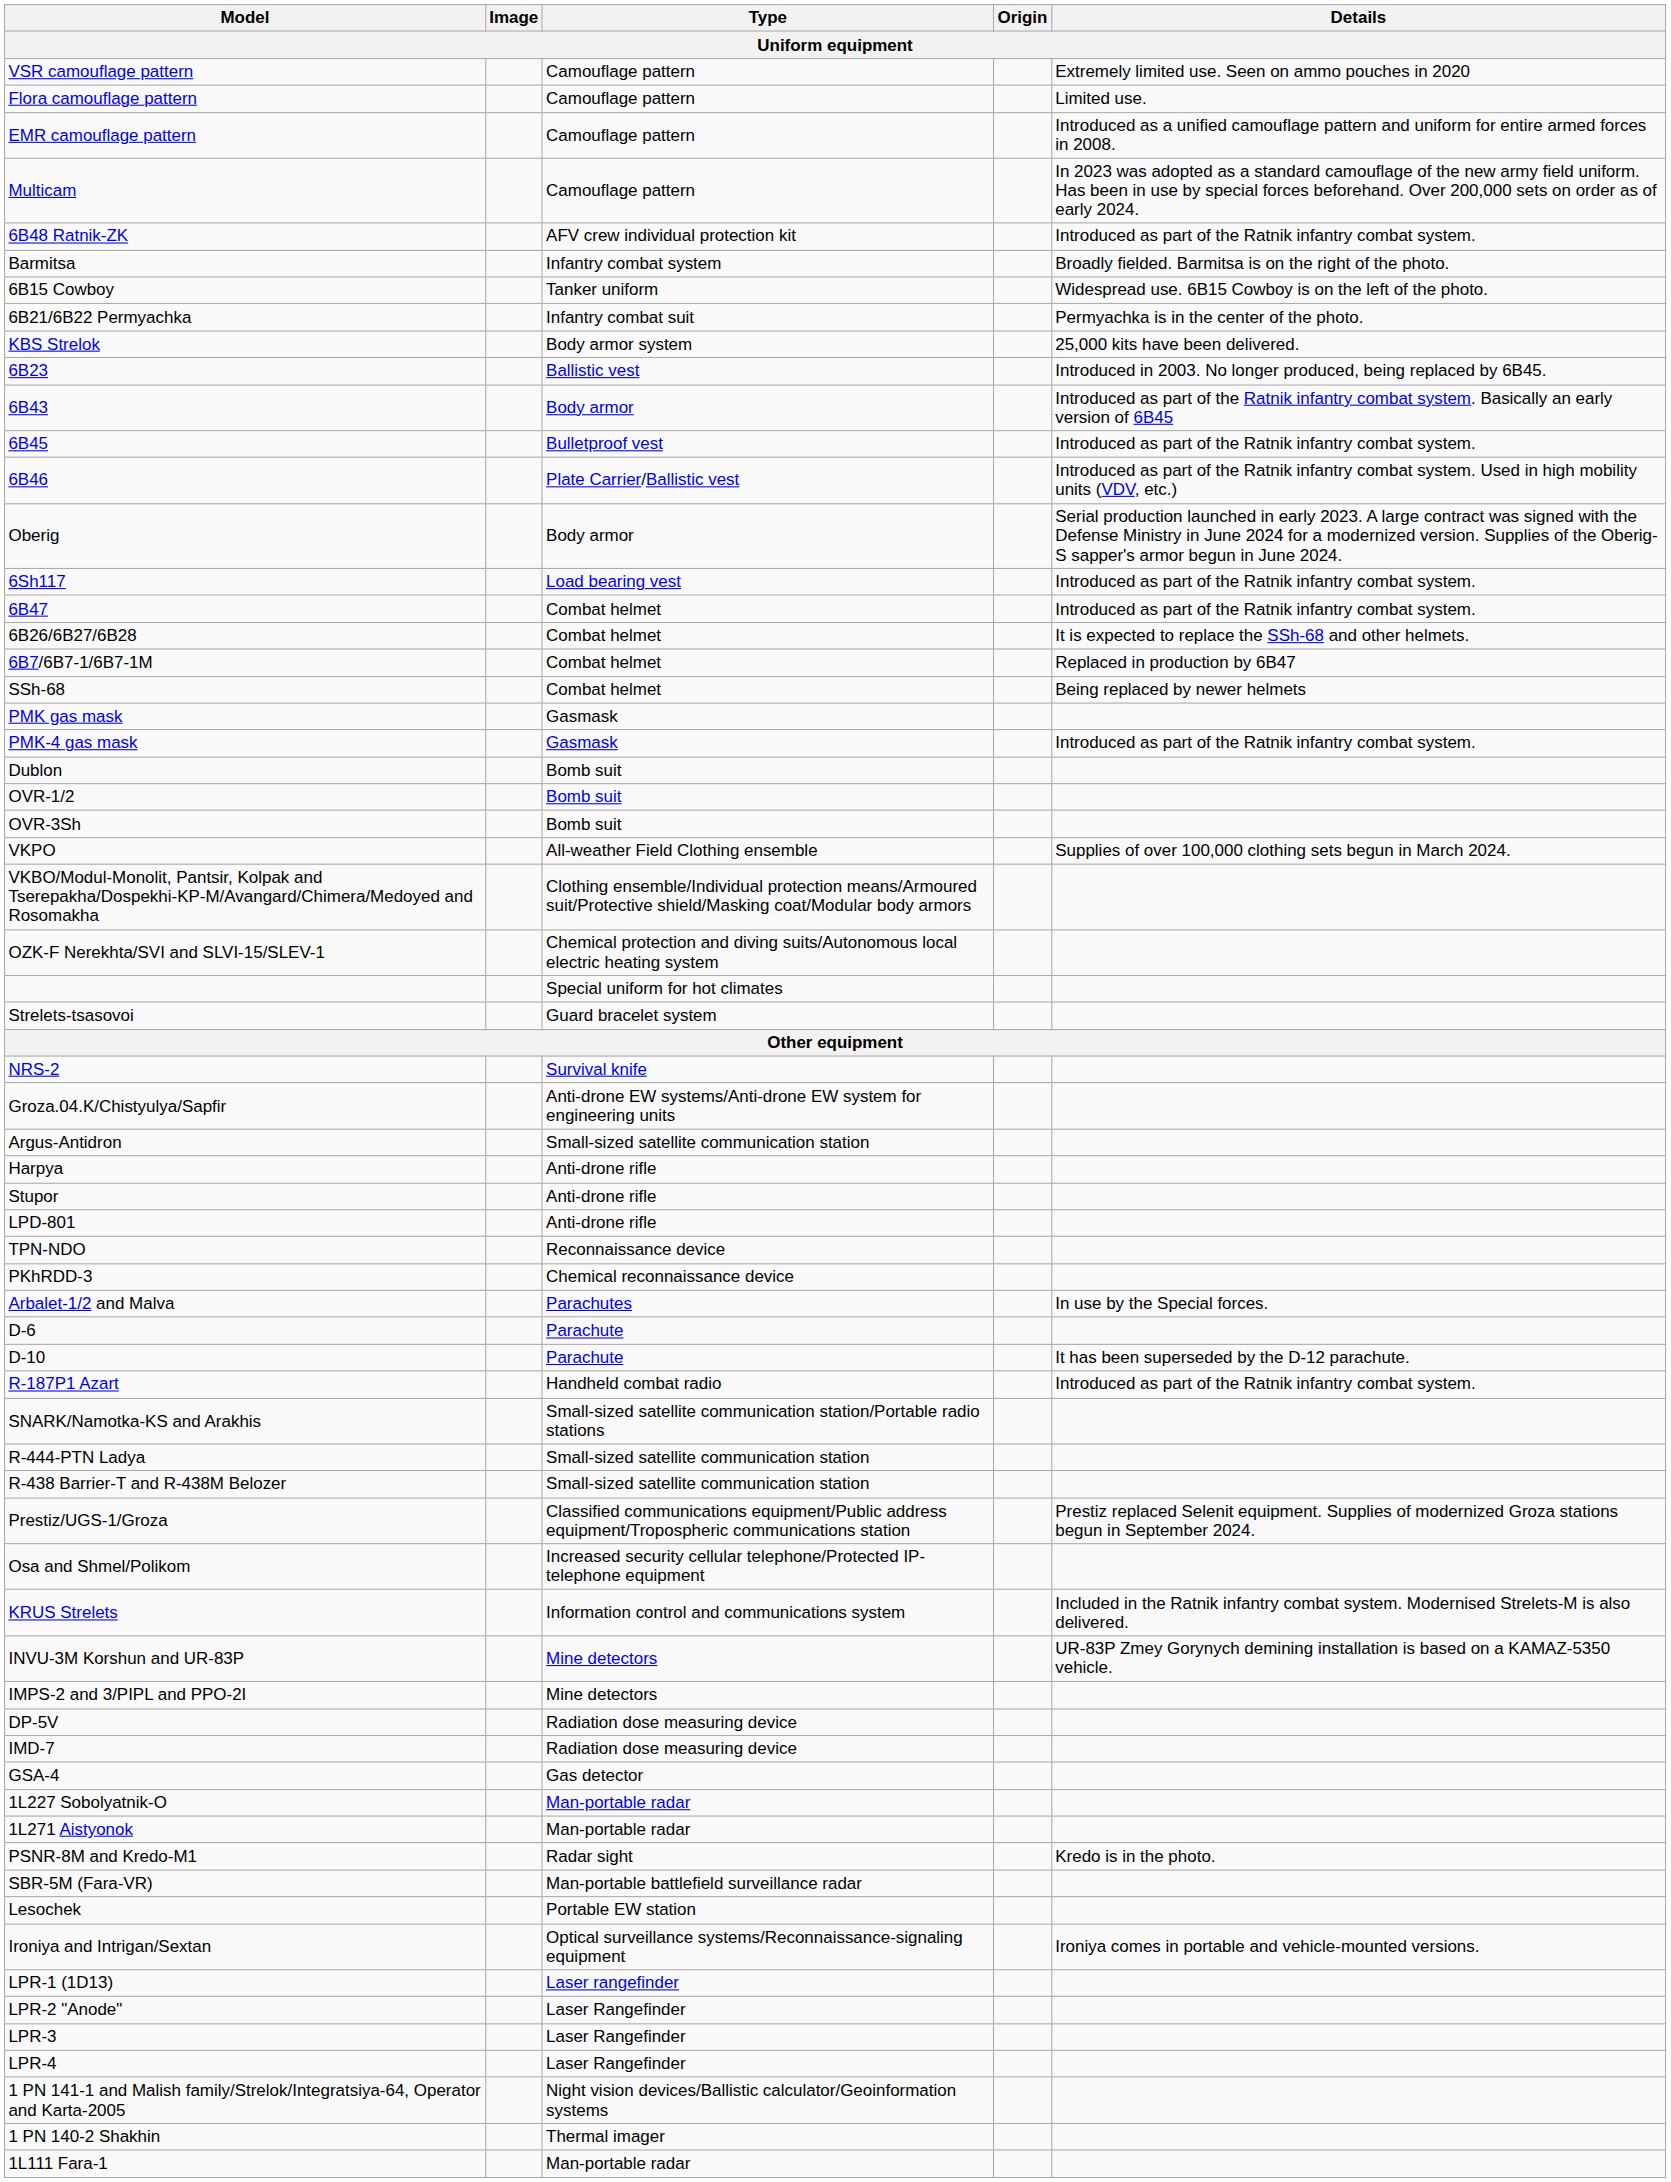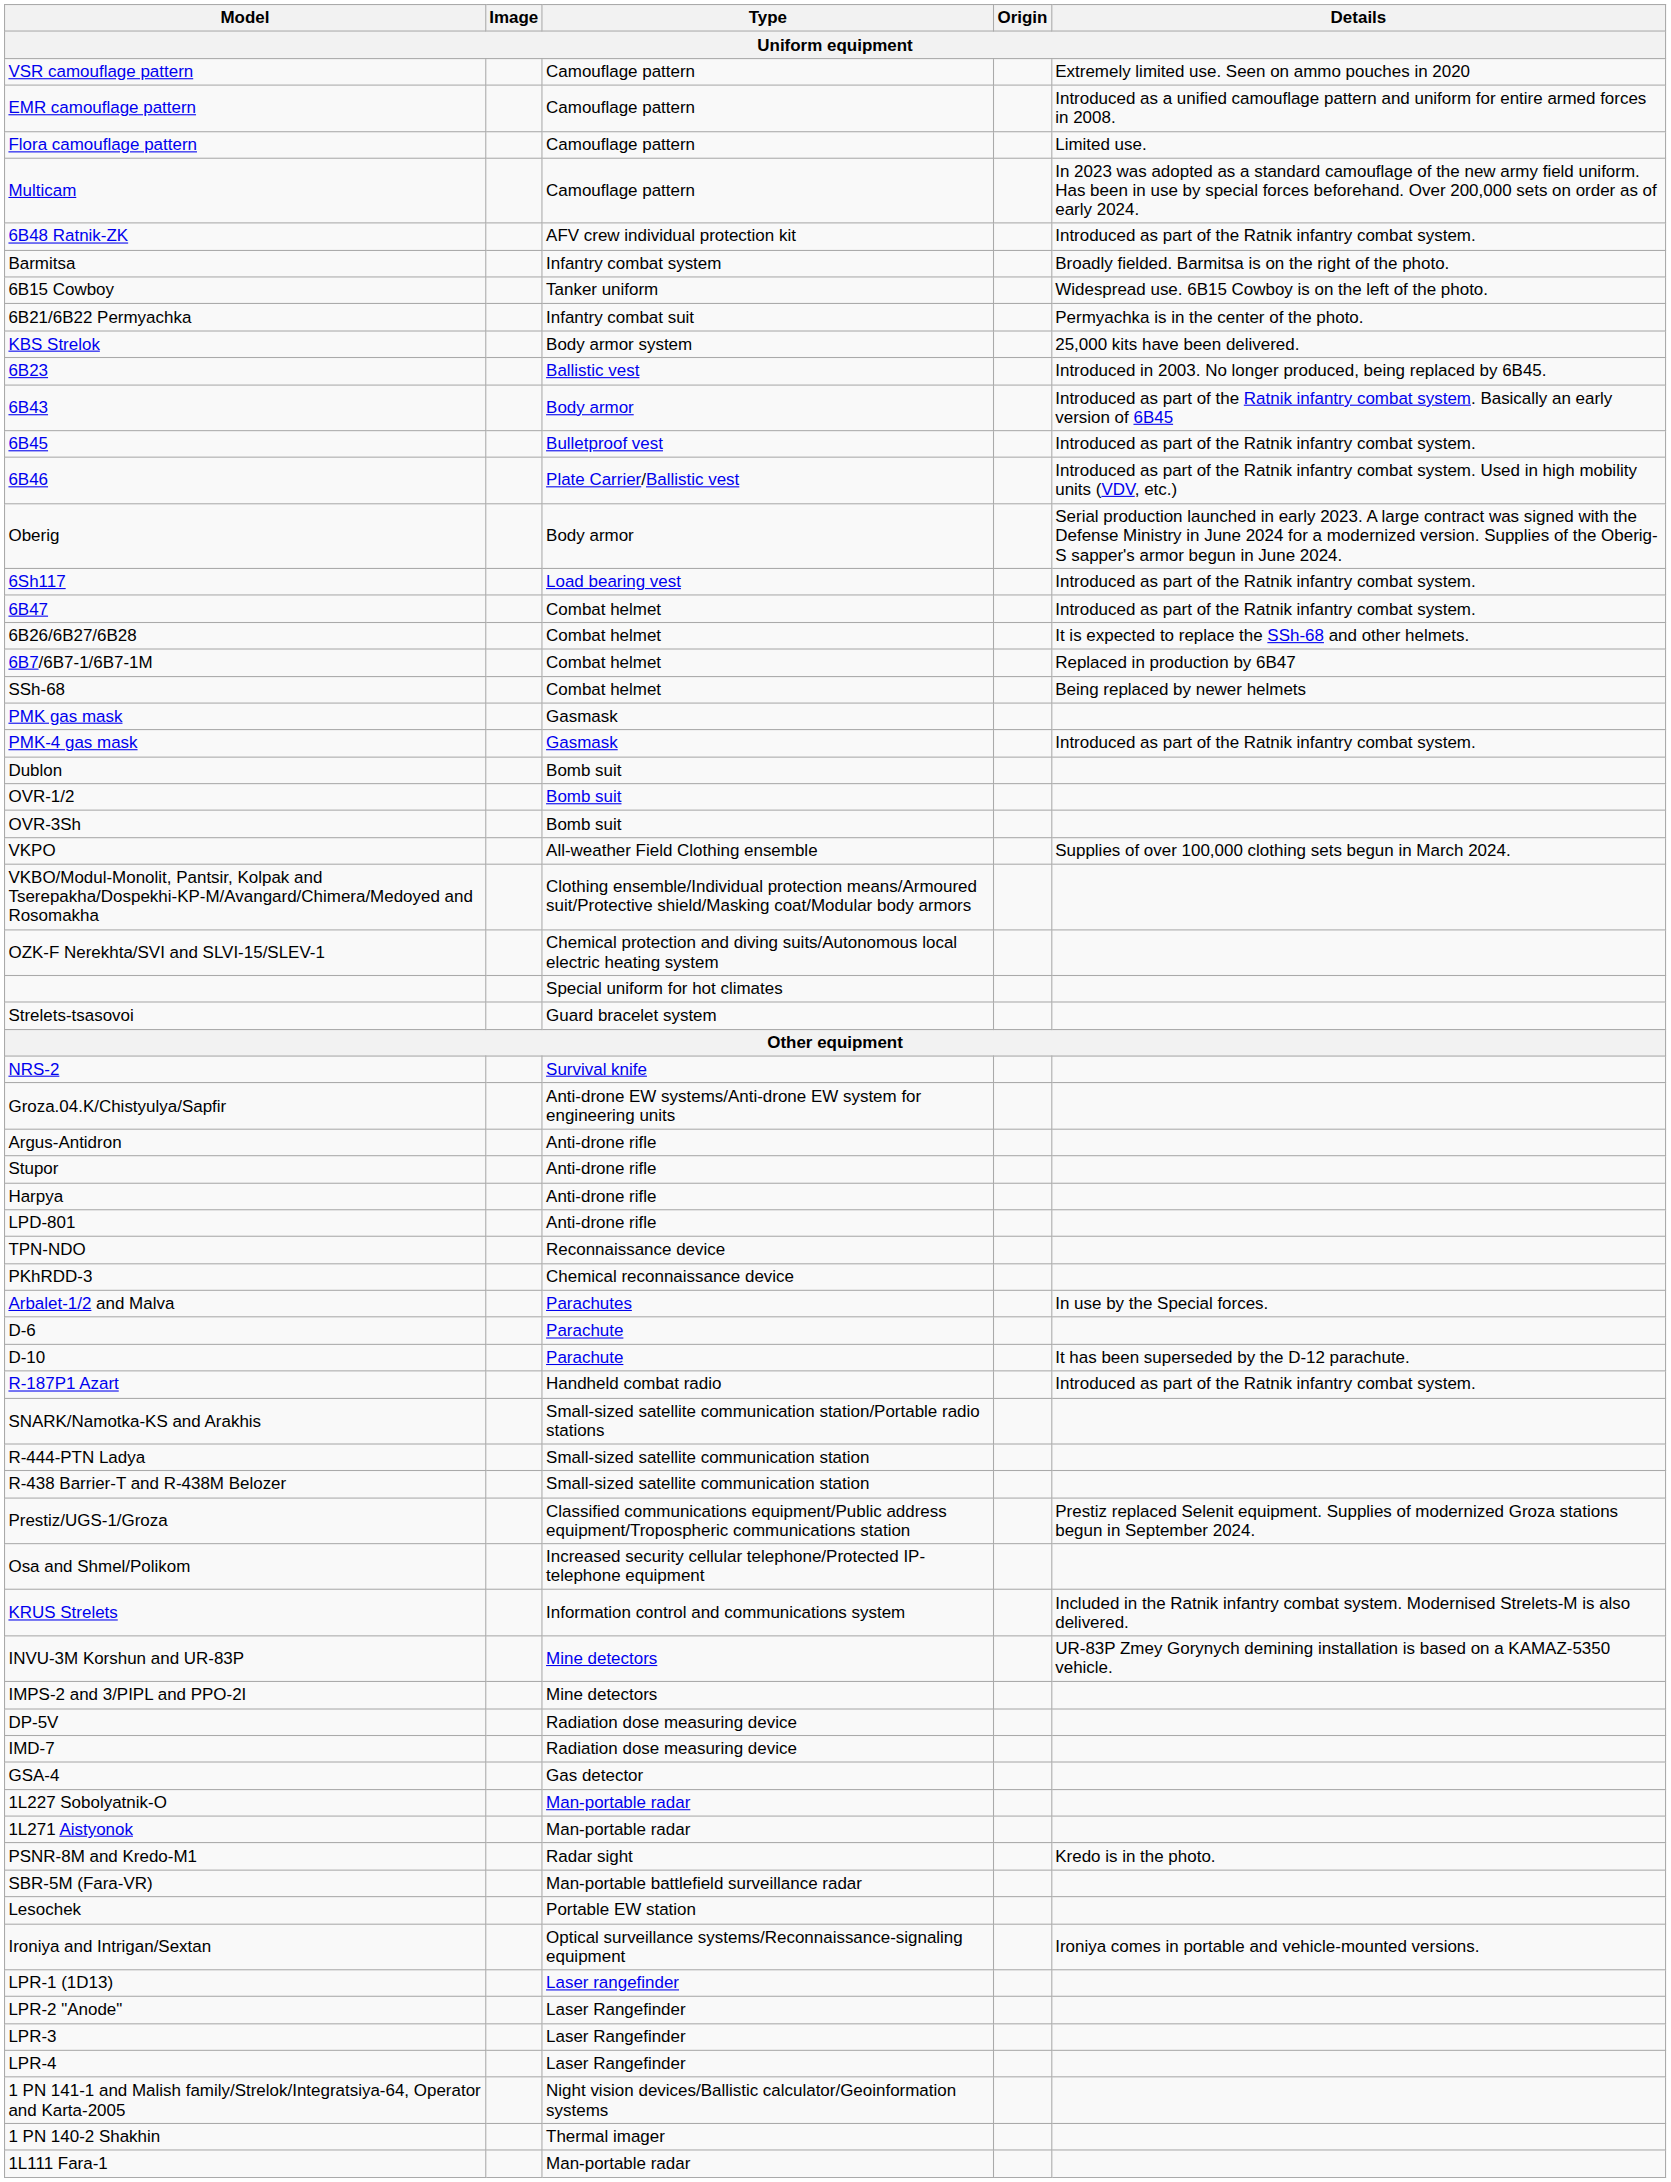rows swapped: (103, 98) <-> (102, 135)
(708, 1142) Small-sized satellite communication station -> (601, 1142) Anti-drone rifle
rows swapped: (36, 1169) <-> (33, 1196)
